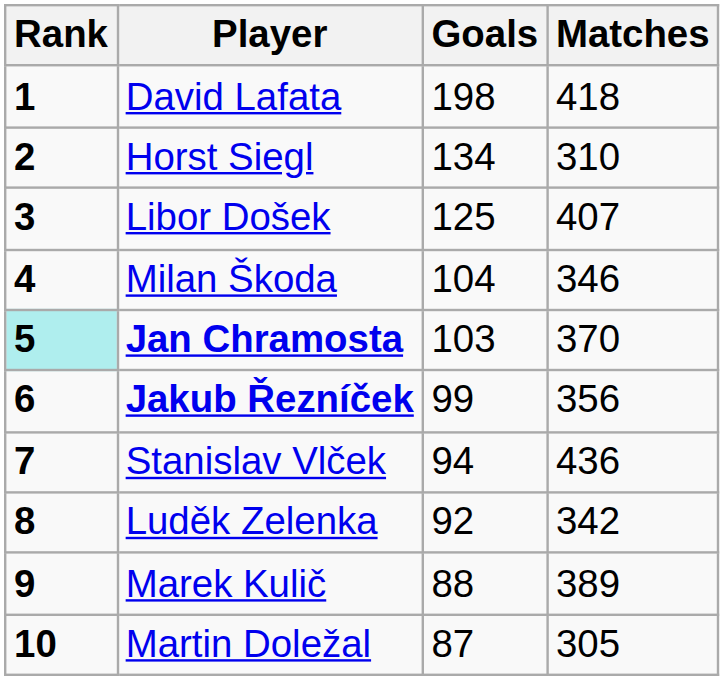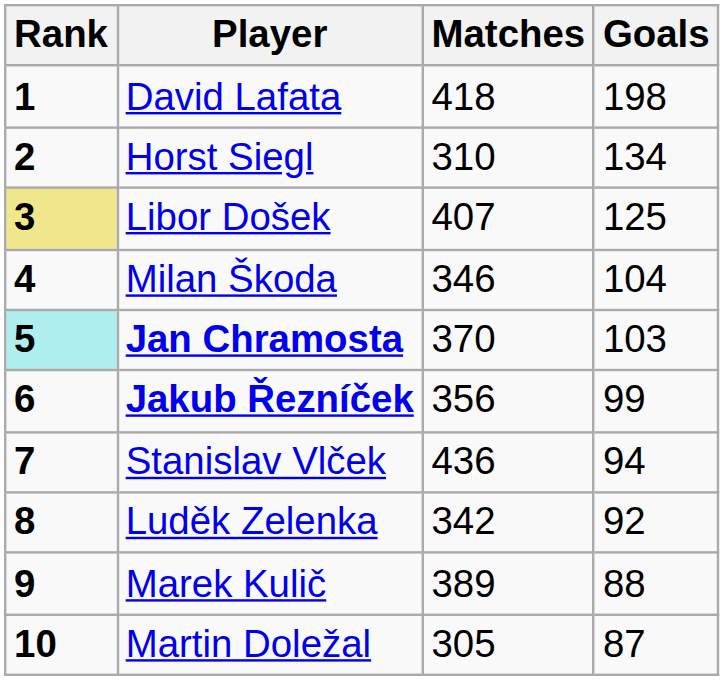columns swapped: (485, 34) <-> (633, 34)
(25, 217) no background -> (25, 217) khaki background
